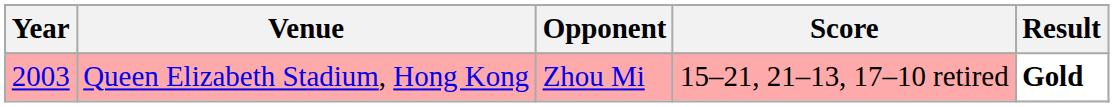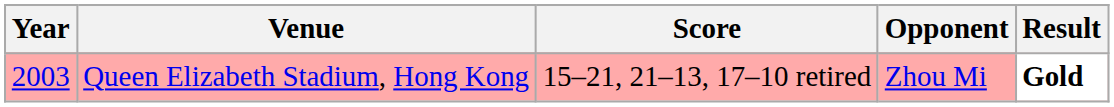columns swapped: (605, 28) <-> (844, 28)
